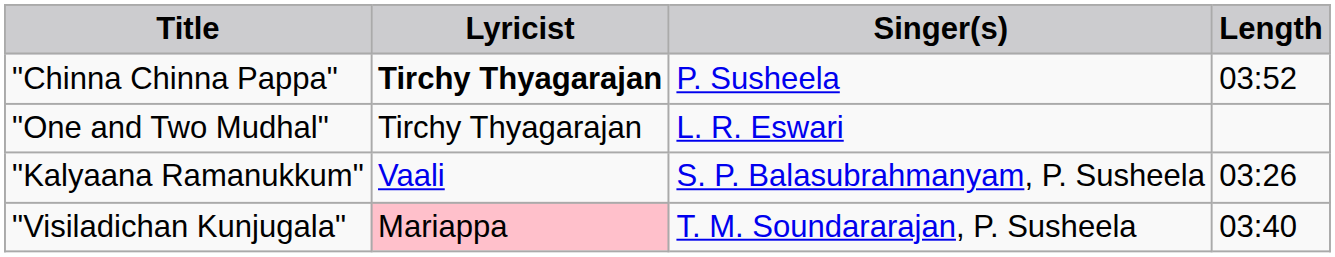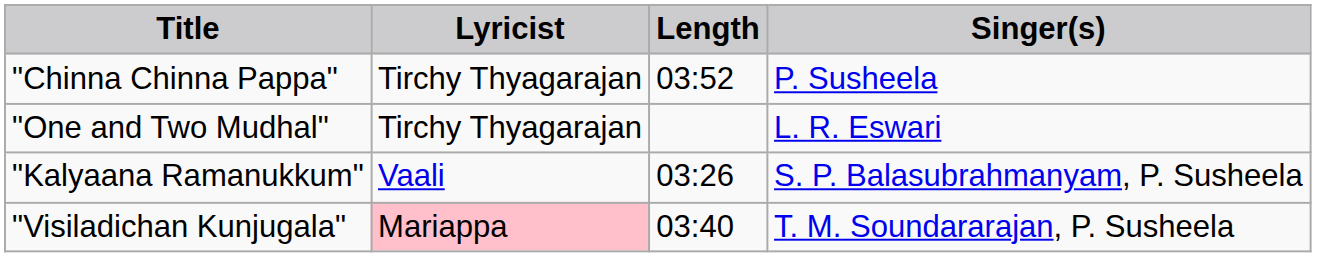columns swapped: (941, 29) <-> (1271, 29)
(520, 78) bold -> (510, 78) normal
